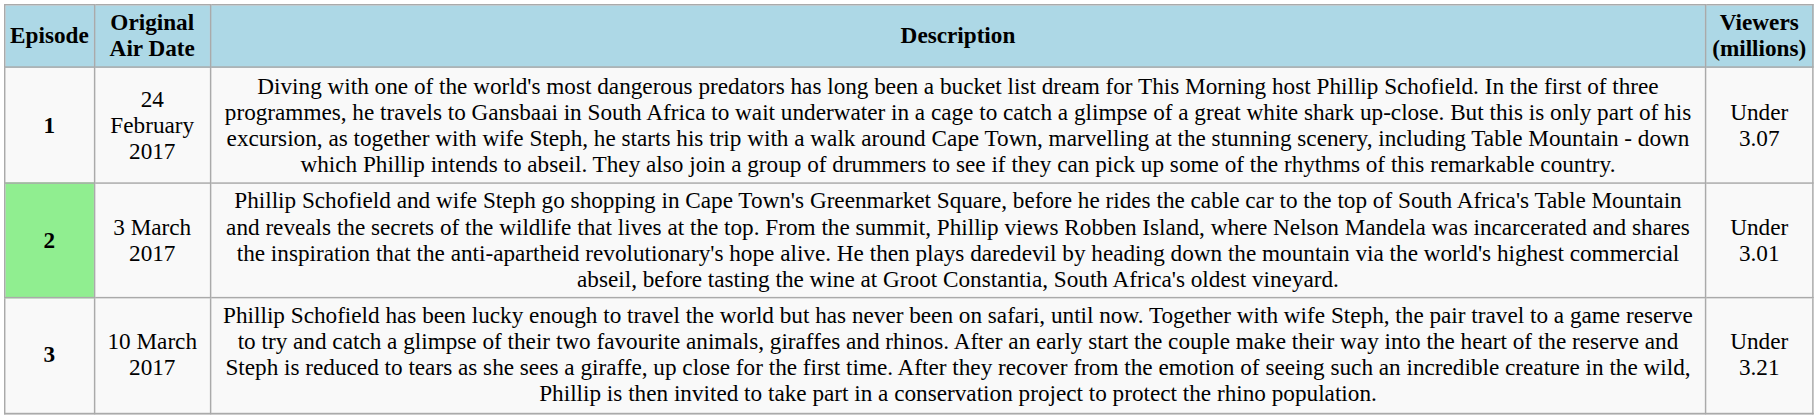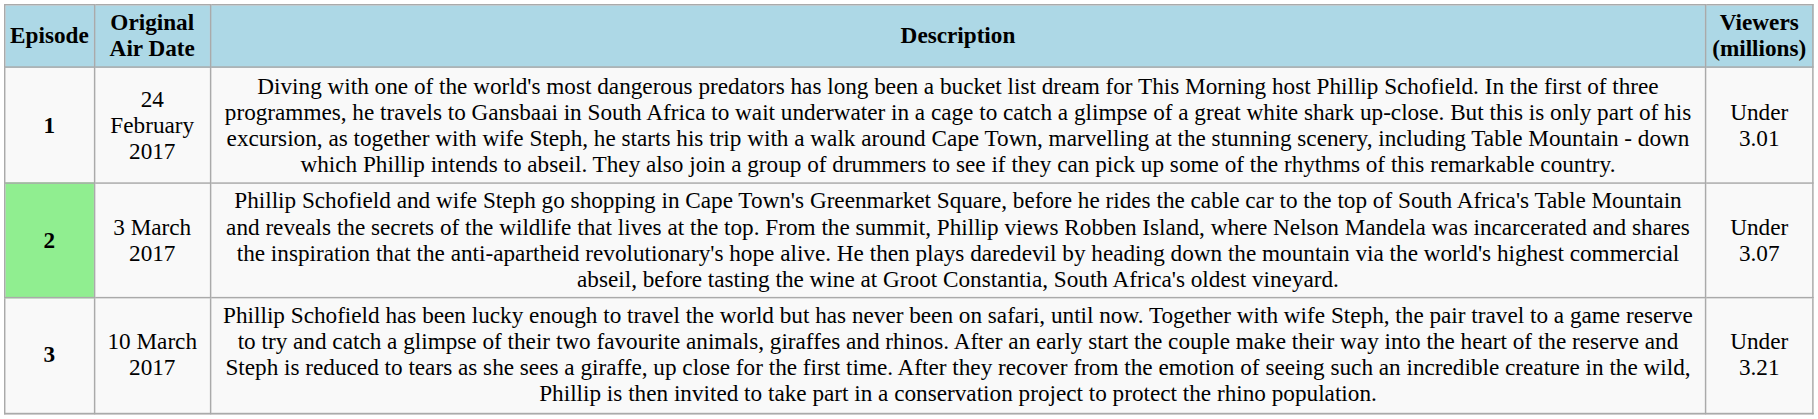(1759, 124) Under 3.07 -> (1759, 124) Under 3.01
(1759, 240) Under 3.01 -> (1759, 240) Under 3.07
